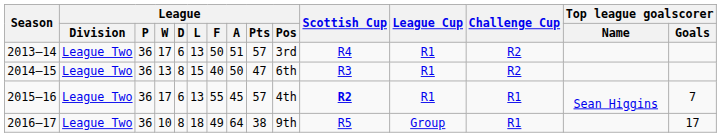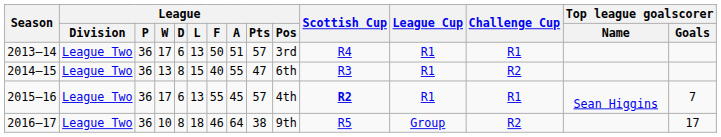(514, 52) R2 -> (514, 52) R1
(236, 71) 50 -> (236, 71) 55
(217, 123) 49 -> (217, 123) 46
(514, 123) R1 -> (514, 123) R2
